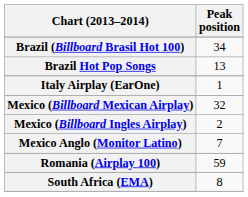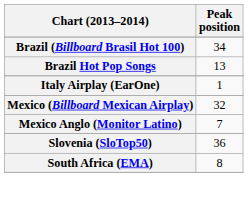- row: (100, 124)
- row: (100, 162)
+ row: (100, 143)
